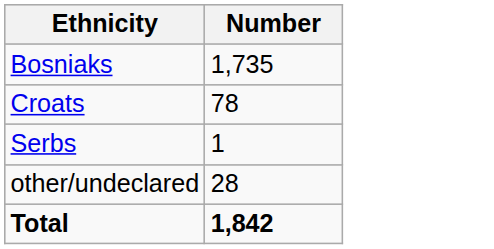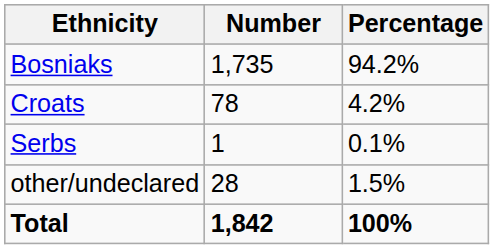+ column: (416, 24)
